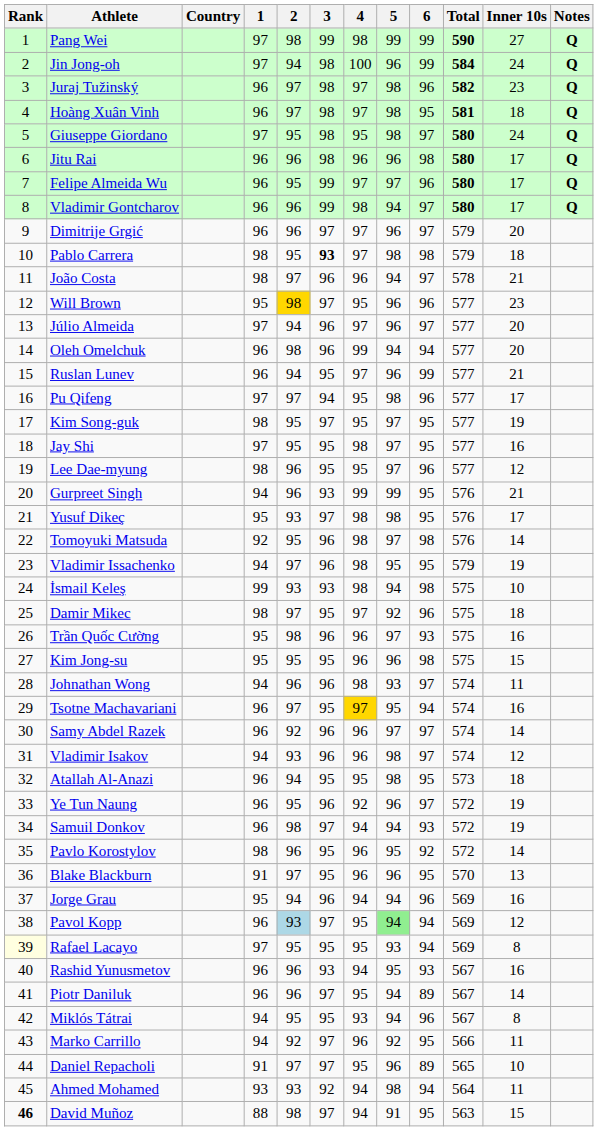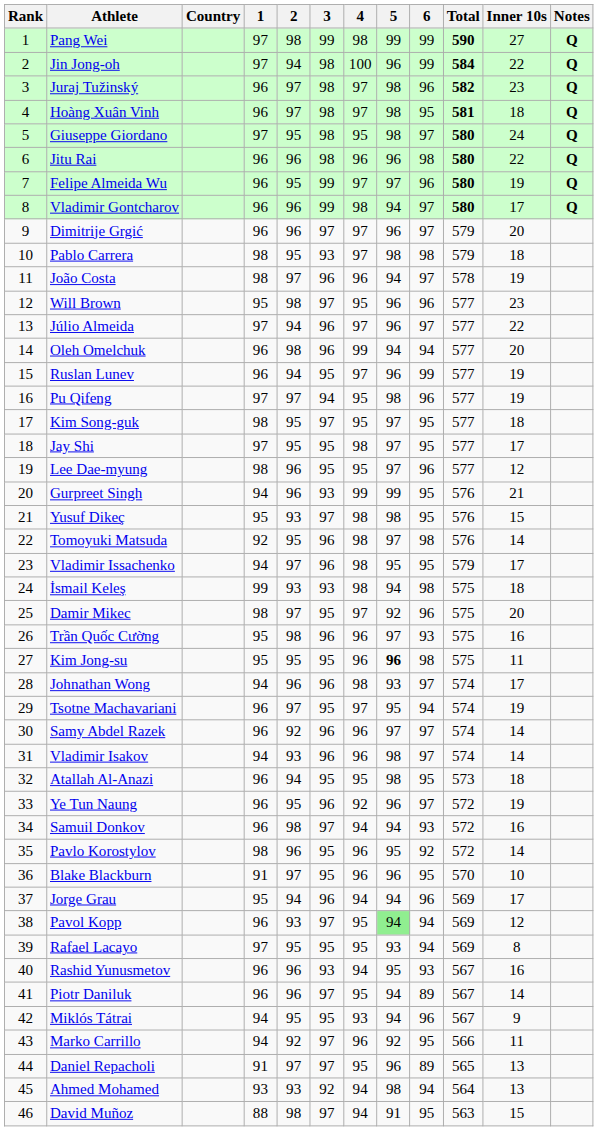(517, 64) 24 -> (517, 64) 22
(517, 159) 17 -> (517, 159) 22
(517, 183) 17 -> (517, 183) 19
(327, 254) bold -> (327, 254) normal
(517, 278) 21 -> (517, 278) 19
(294, 302) gold background -> (294, 302) no background
(517, 326) 20 -> (517, 326) 22
(517, 374) 21 -> (517, 374) 19
(517, 398) 17 -> (517, 398) 19
(517, 421) 19 -> (517, 421) 18
(517, 445) 16 -> (517, 445) 17
(517, 517) 17 -> (517, 517) 15
(517, 565) 19 -> (517, 565) 17
(517, 588) 10 -> (517, 588) 18
(517, 612) 18 -> (517, 612) 20
(393, 660) normal -> (393, 660) bold
(517, 660) 15 -> (517, 660) 11
(517, 684) 11 -> (517, 684) 17
(360, 708) gold background -> (360, 708) no background
(517, 708) 16 -> (517, 708) 19
(517, 755) 12 -> (517, 755) 14
(517, 827) 19 -> (517, 827) 16
(517, 875) 13 -> (517, 875) 10
(517, 898) 16 -> (517, 898) 17
(294, 922) lightblue background -> (294, 922) no background
(25, 946) lightyellow background -> (25, 946) no background
(517, 1018) 8 -> (517, 1018) 9
(517, 1065) 10 -> (517, 1065) 13
(517, 1089) 11 -> (517, 1089) 13
(25, 1113) bold -> (25, 1113) normal
